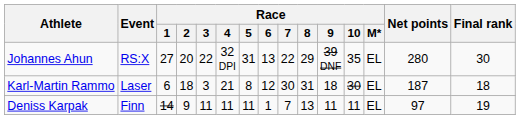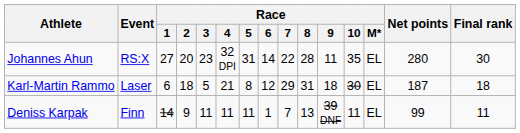(206, 60) 22 -> (206, 60) 23
(268, 60) 13 -> (268, 60) 14
(307, 60) 29 -> (307, 60) 28
(331, 60) 39 DNF -> (331, 60) 11
(206, 86) 3 -> (206, 86) 5
(288, 86) 30 -> (288, 86) 29
(331, 106) 11 -> (331, 112) 39 DNF
(418, 106) 97 -> (418, 112) 99
(483, 106) 19 -> (483, 112) 11
